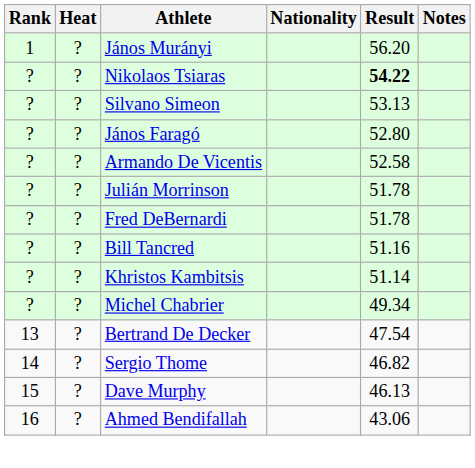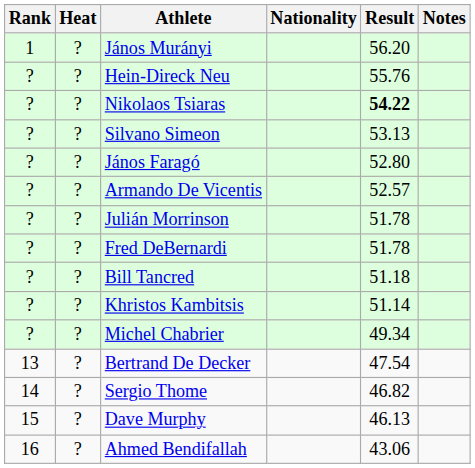+ row: (167, 76)
(390, 162) 52.58 -> (390, 190) 52.57
(390, 248) 51.16 -> (390, 276) 51.18
